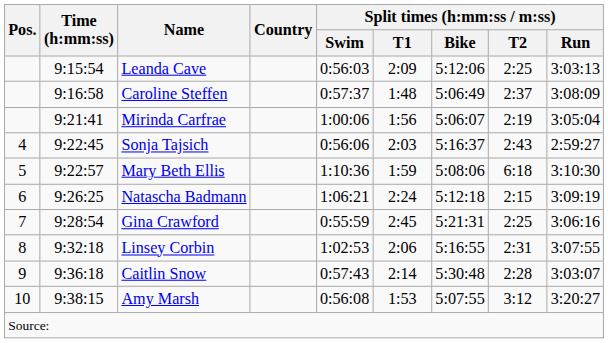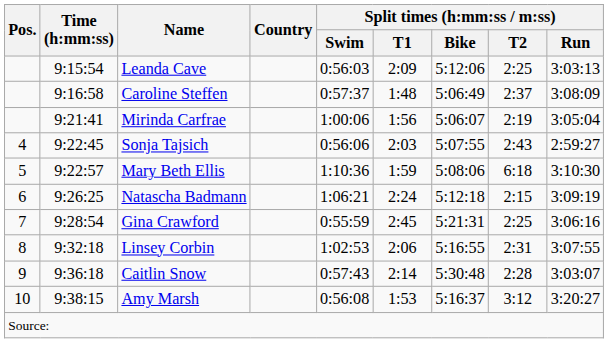(460, 145) 5:16:37 -> (460, 145) 5:07:55
(460, 299) 5:07:55 -> (460, 299) 5:16:37
